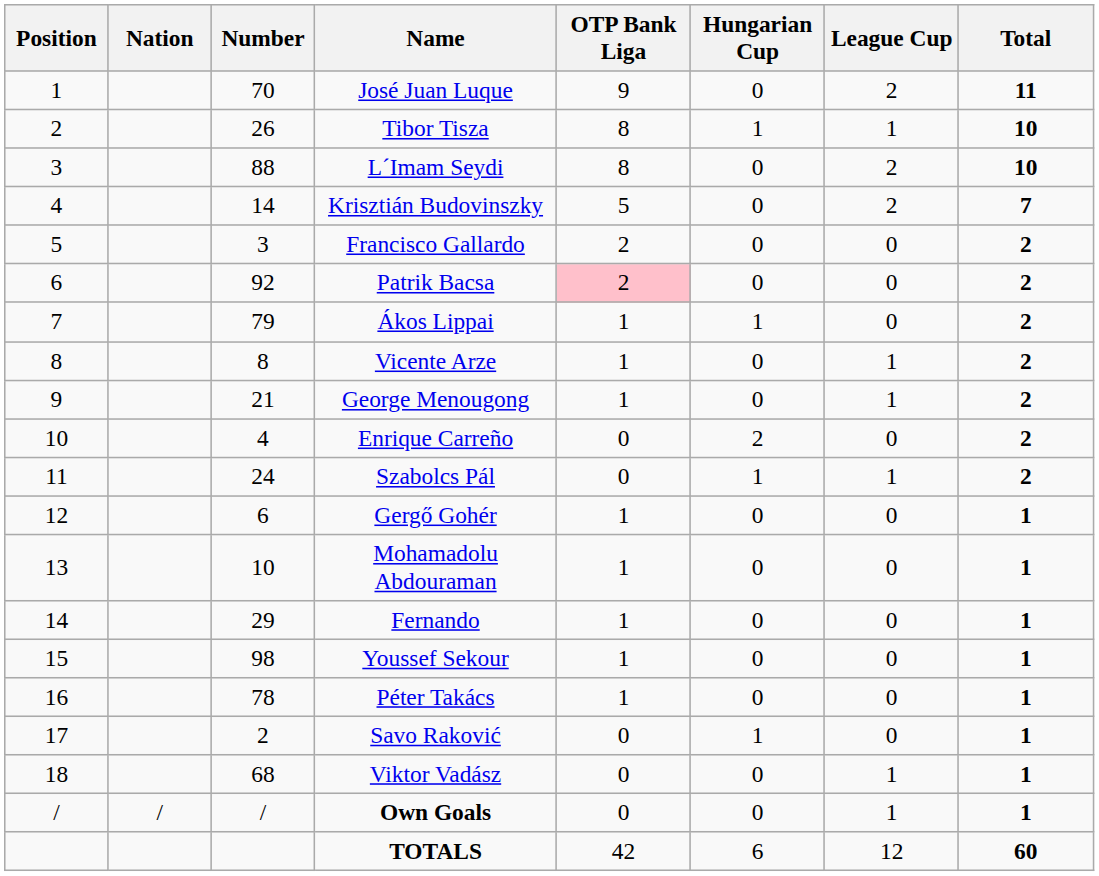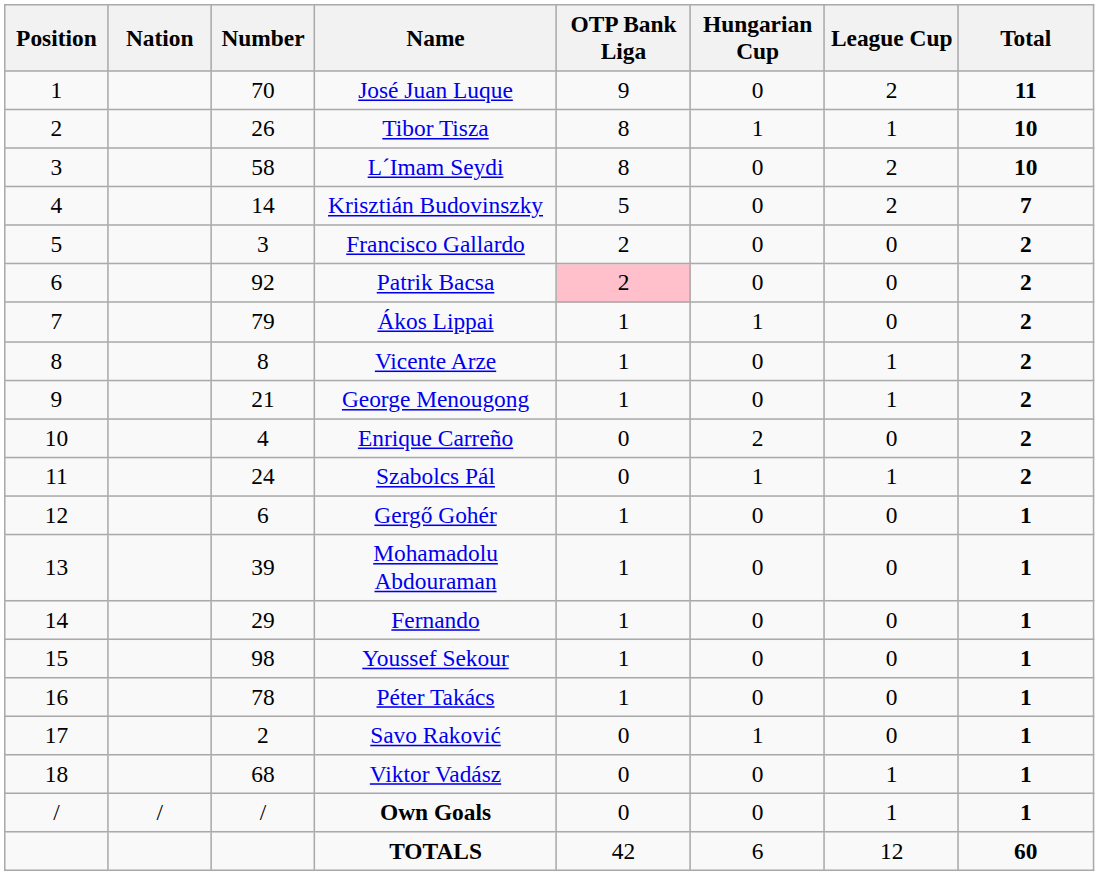(263, 167) 88 -> (263, 167) 58
(263, 567) 10 -> (263, 567) 39
